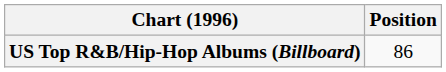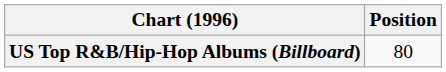(403, 50) 86 -> (403, 50) 80
